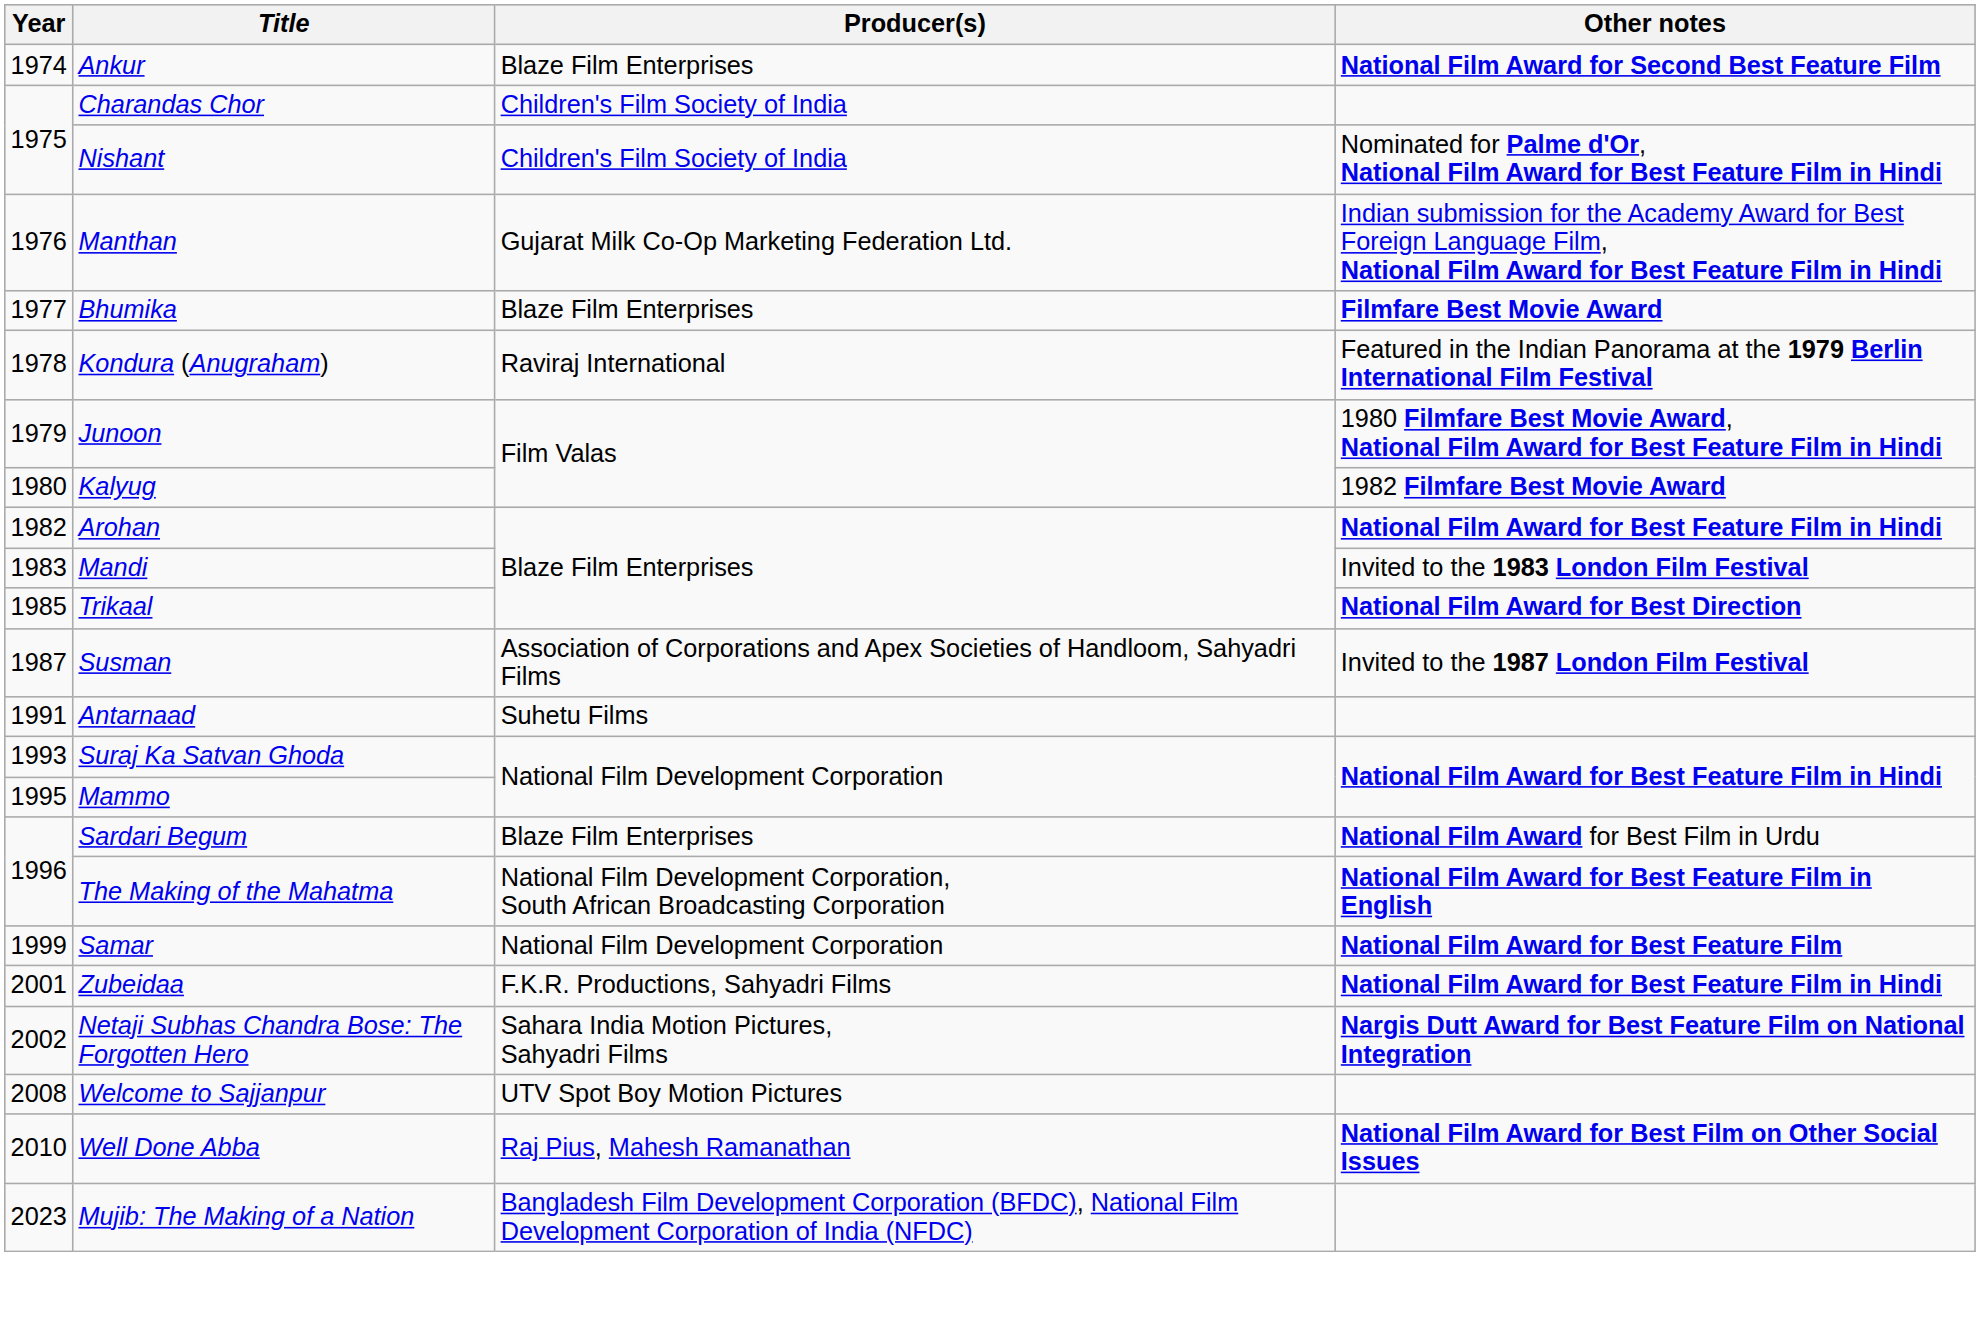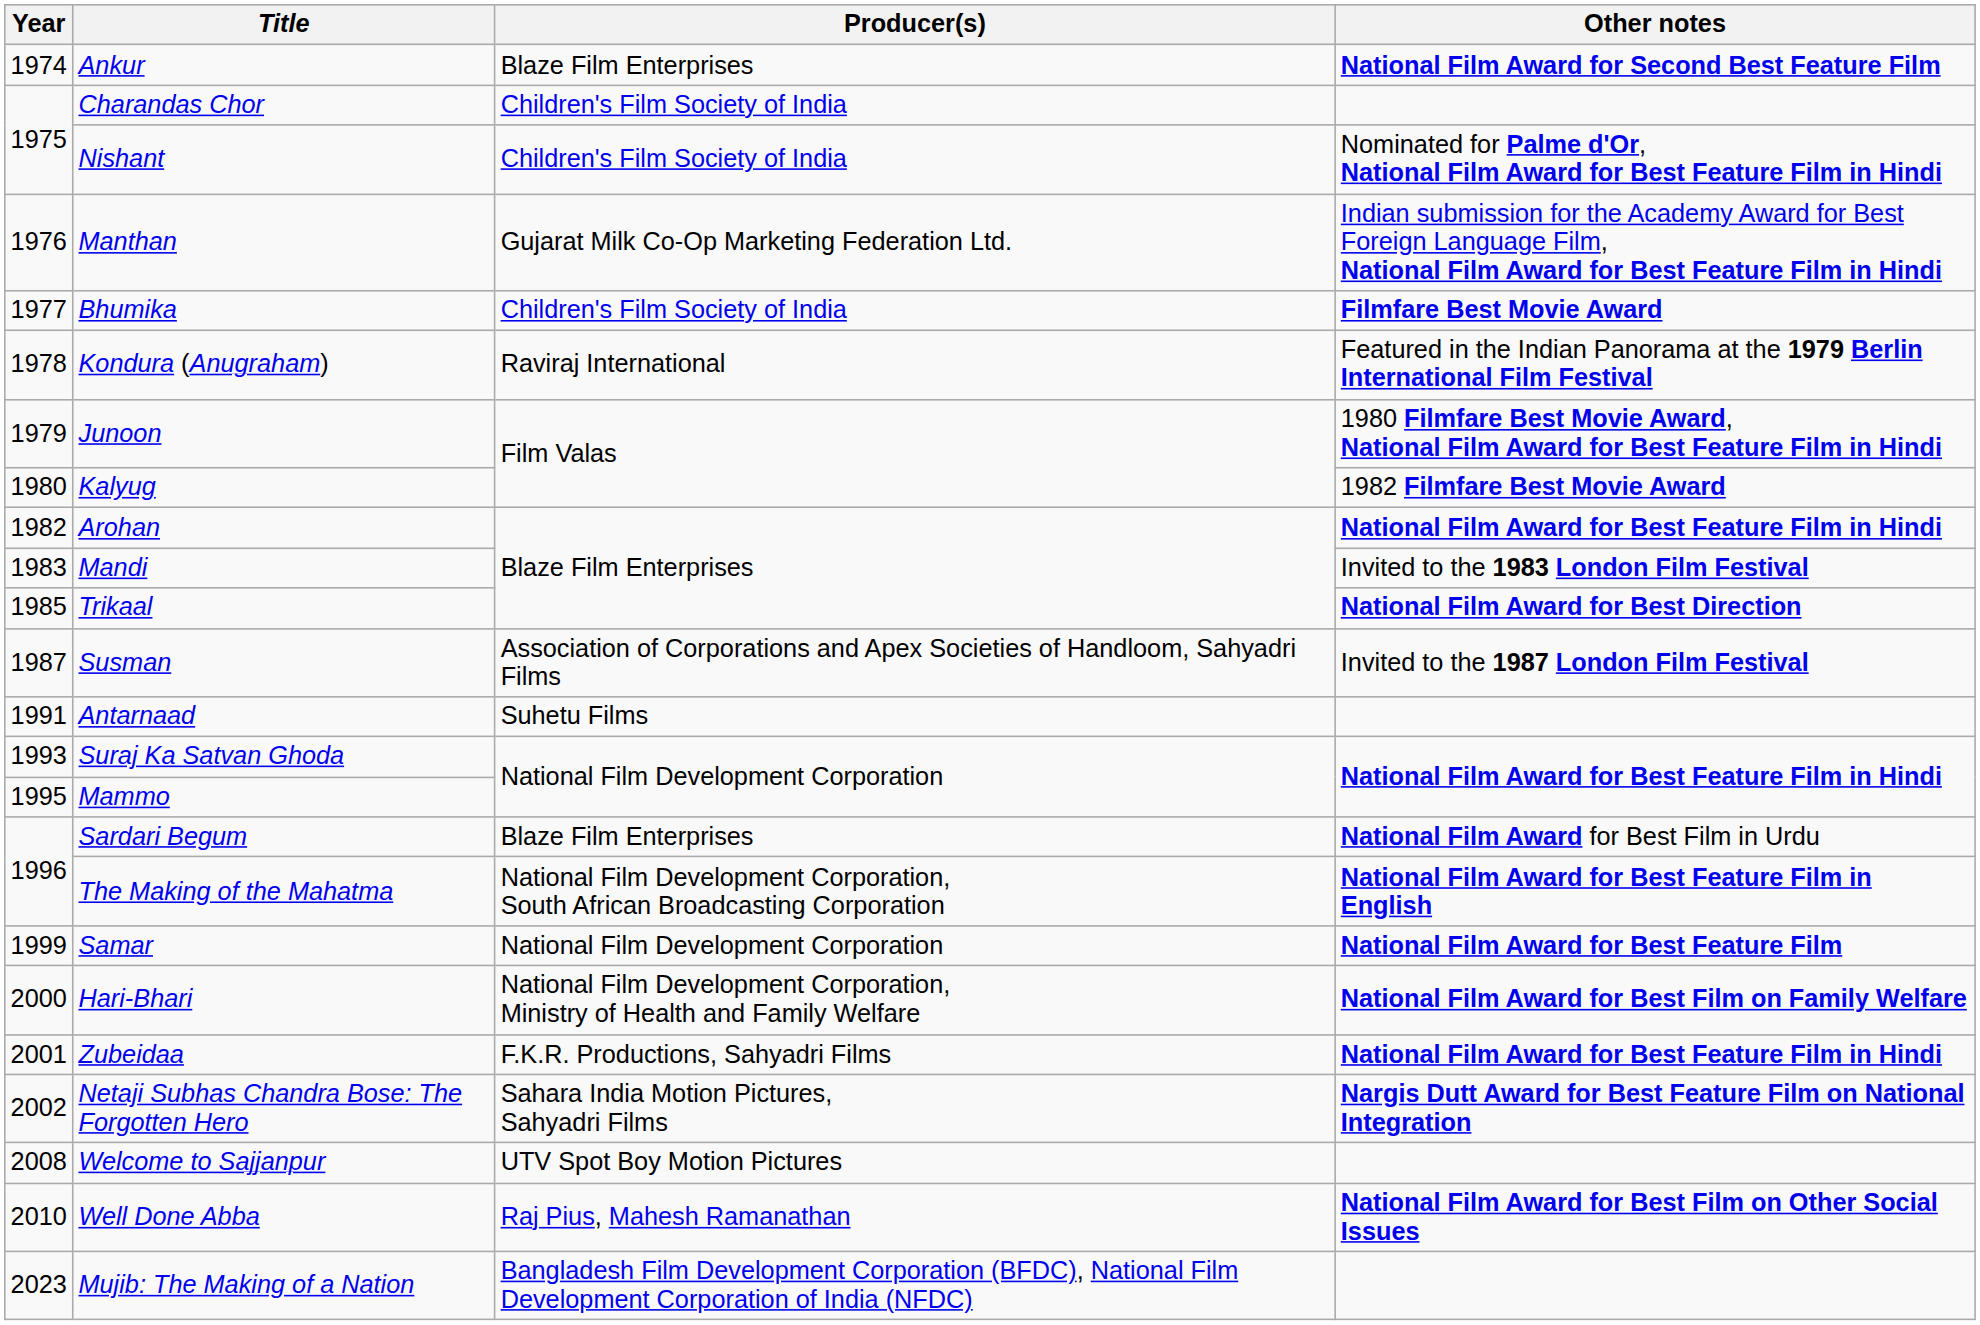(627, 310) Blaze Film Enterprises -> (674, 310) Children's Film Society of India
+ row: (135, 999)
